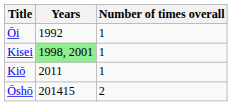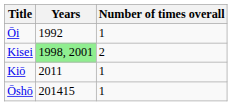(102, 52) 1 -> (102, 52) 2
(102, 91) 2 -> (102, 91) 1
